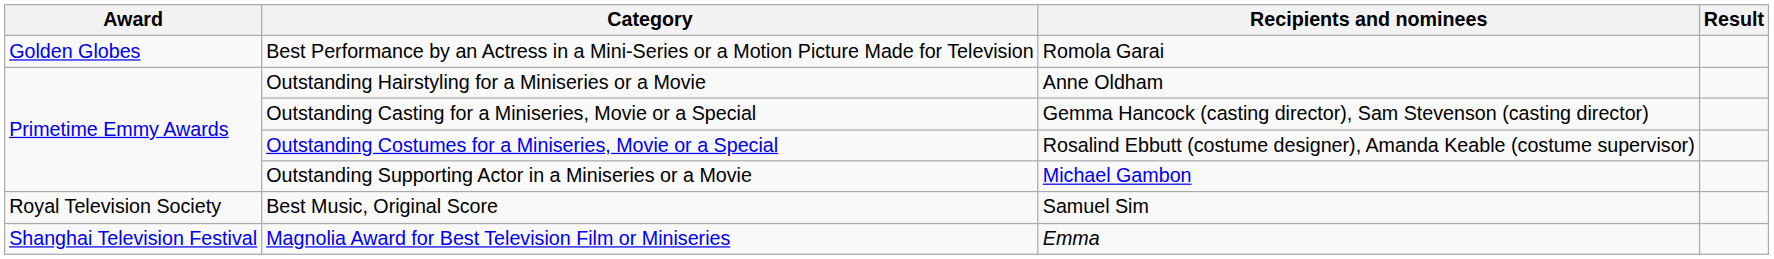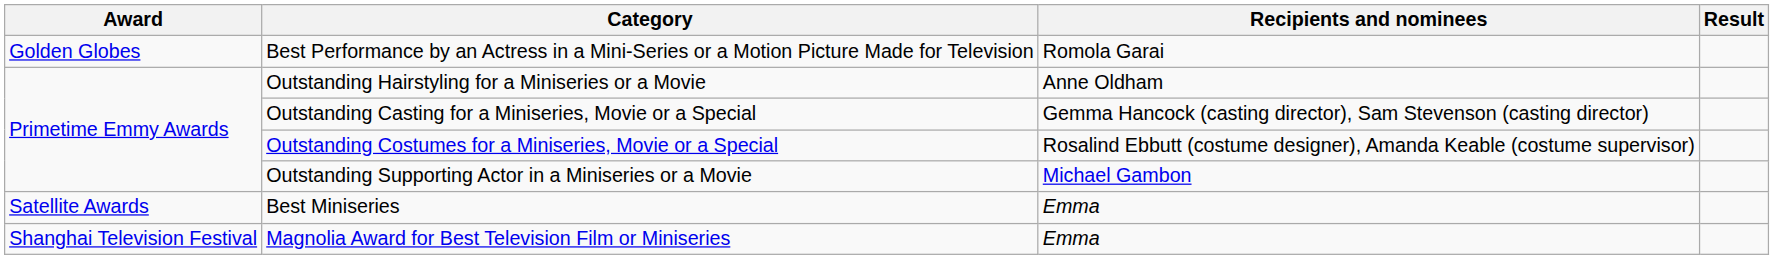- row: (382, 207)
+ row: (333, 207)
